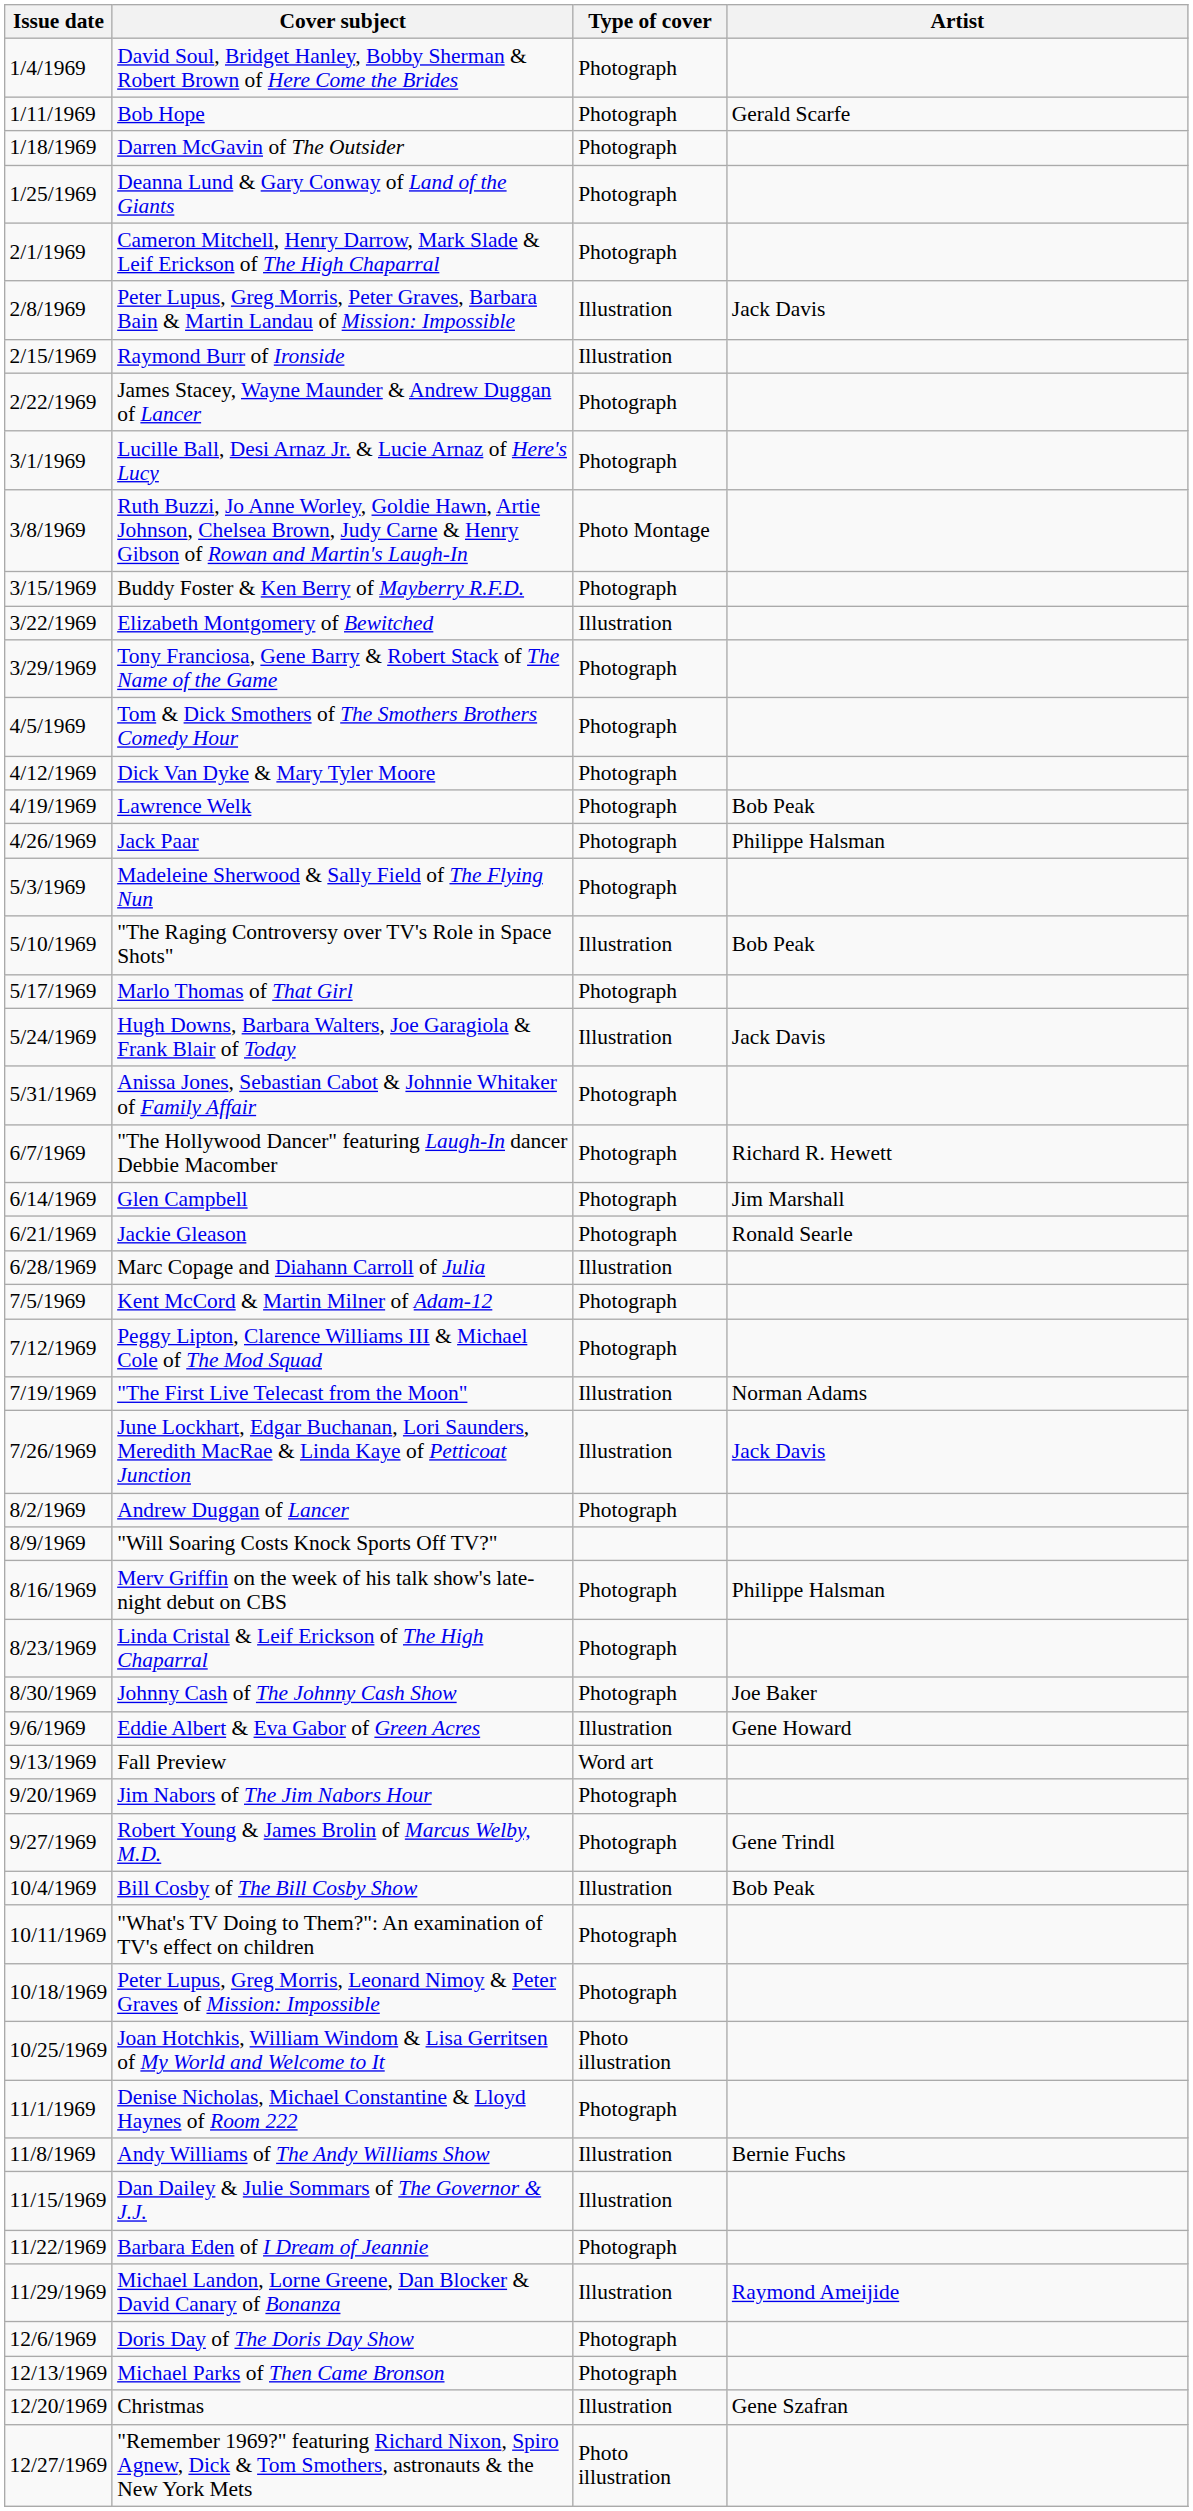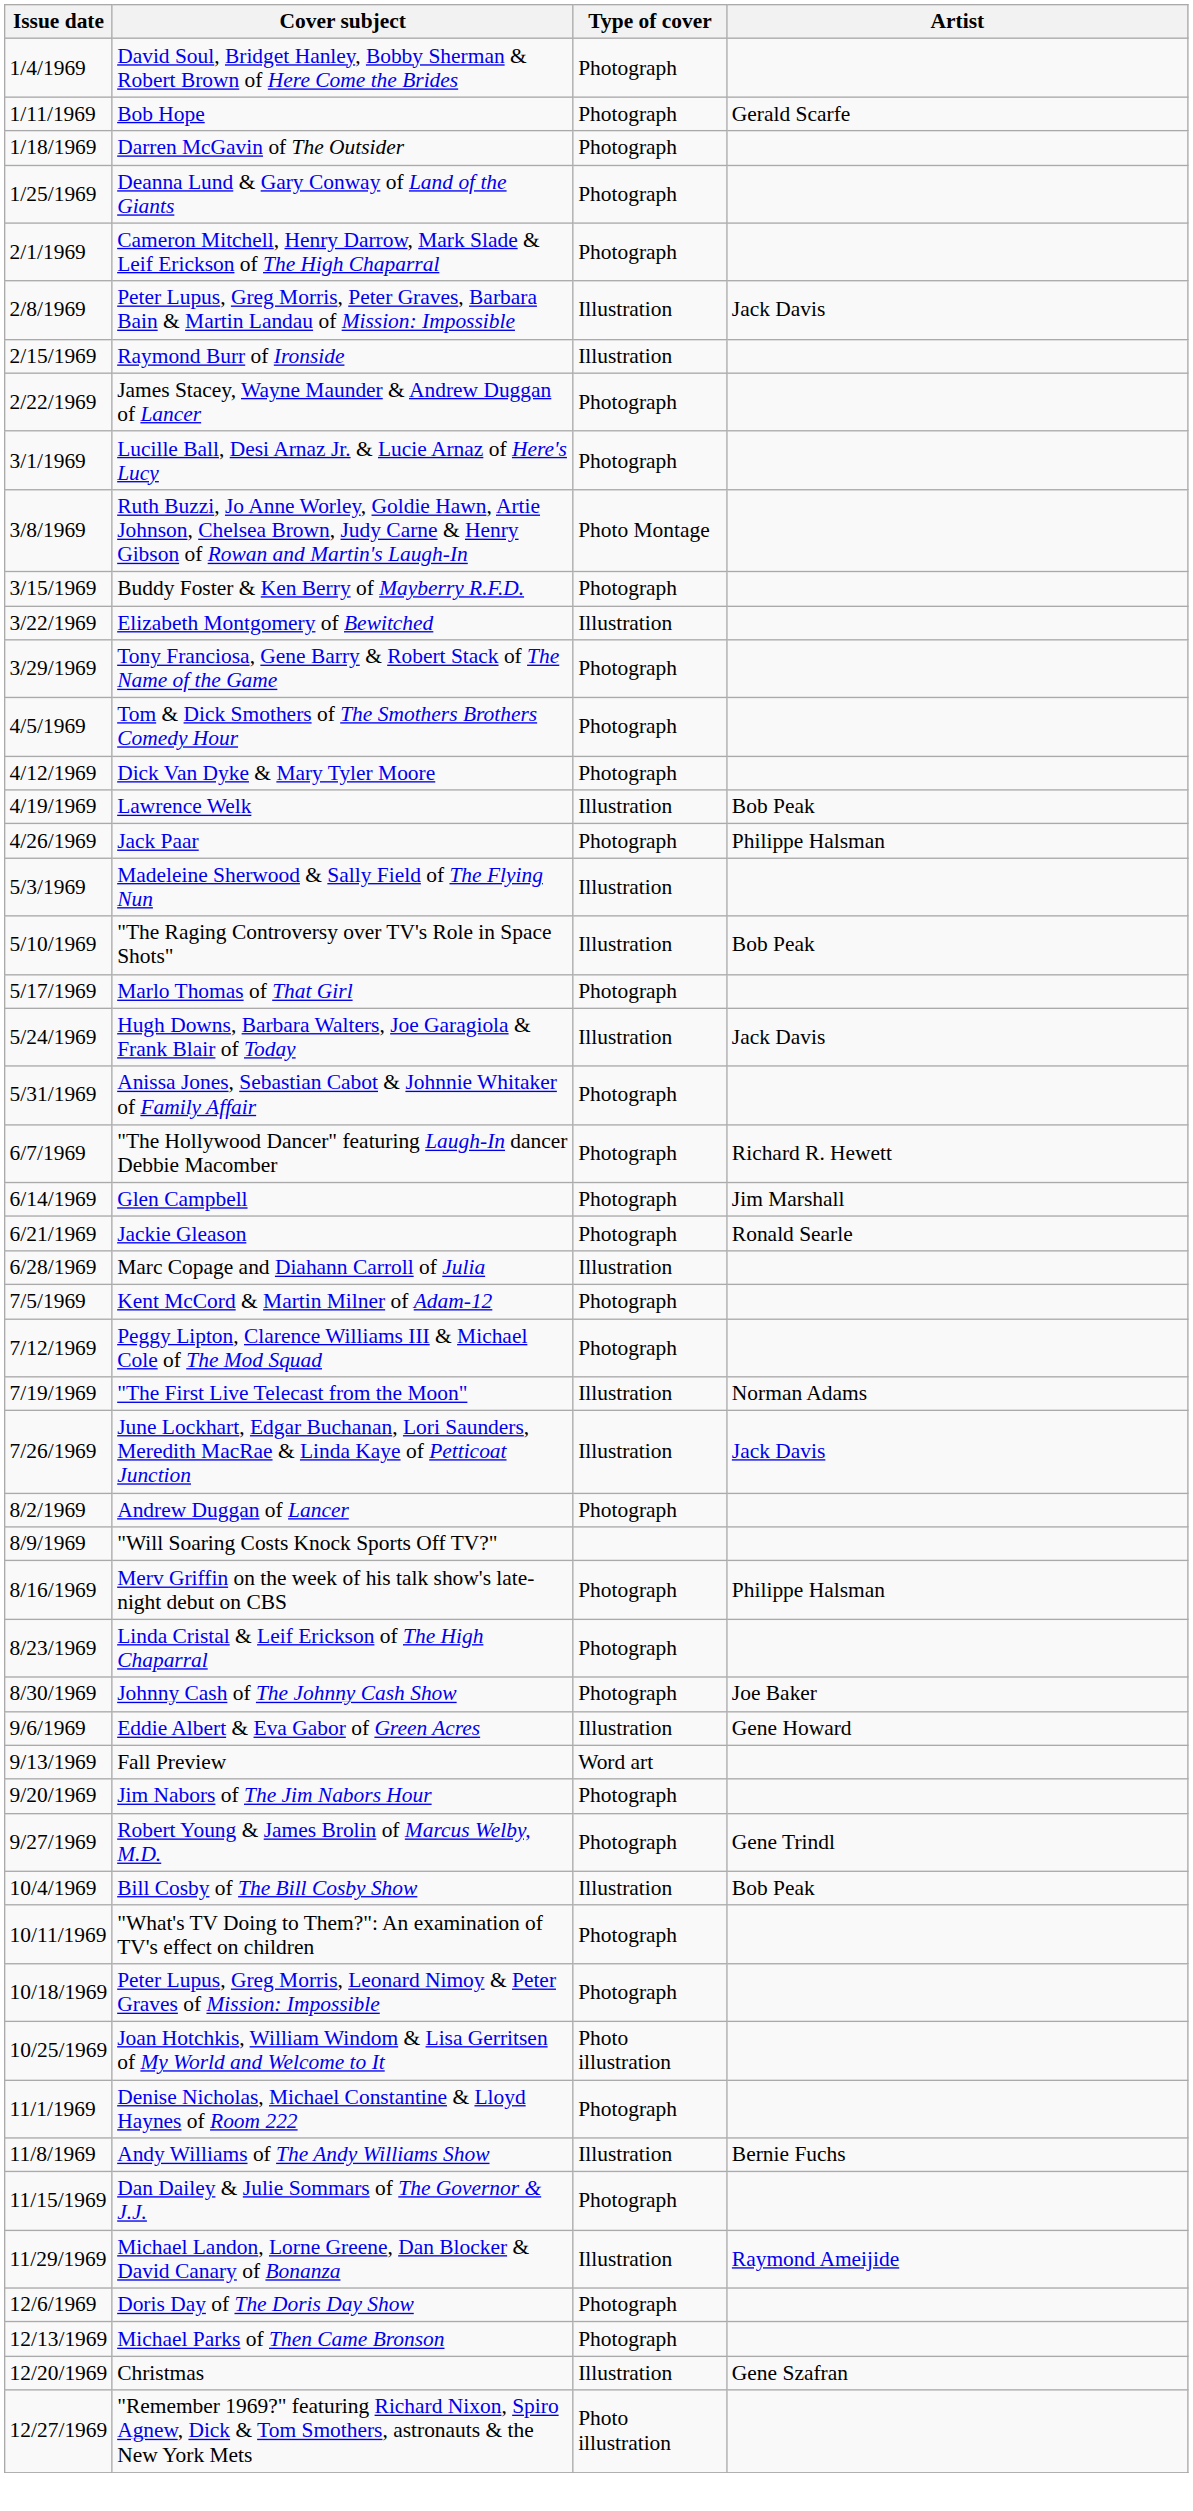(628, 806) Photograph -> (625, 806) Illustration
(628, 886) Photograph -> (625, 886) Illustration
(625, 2200) Illustration -> (628, 2200) Photograph
- row: (273, 2246)
